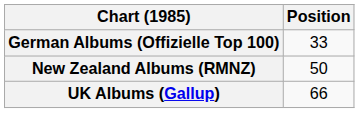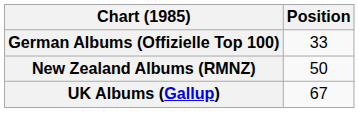(319, 94) 66 -> (319, 94) 67
